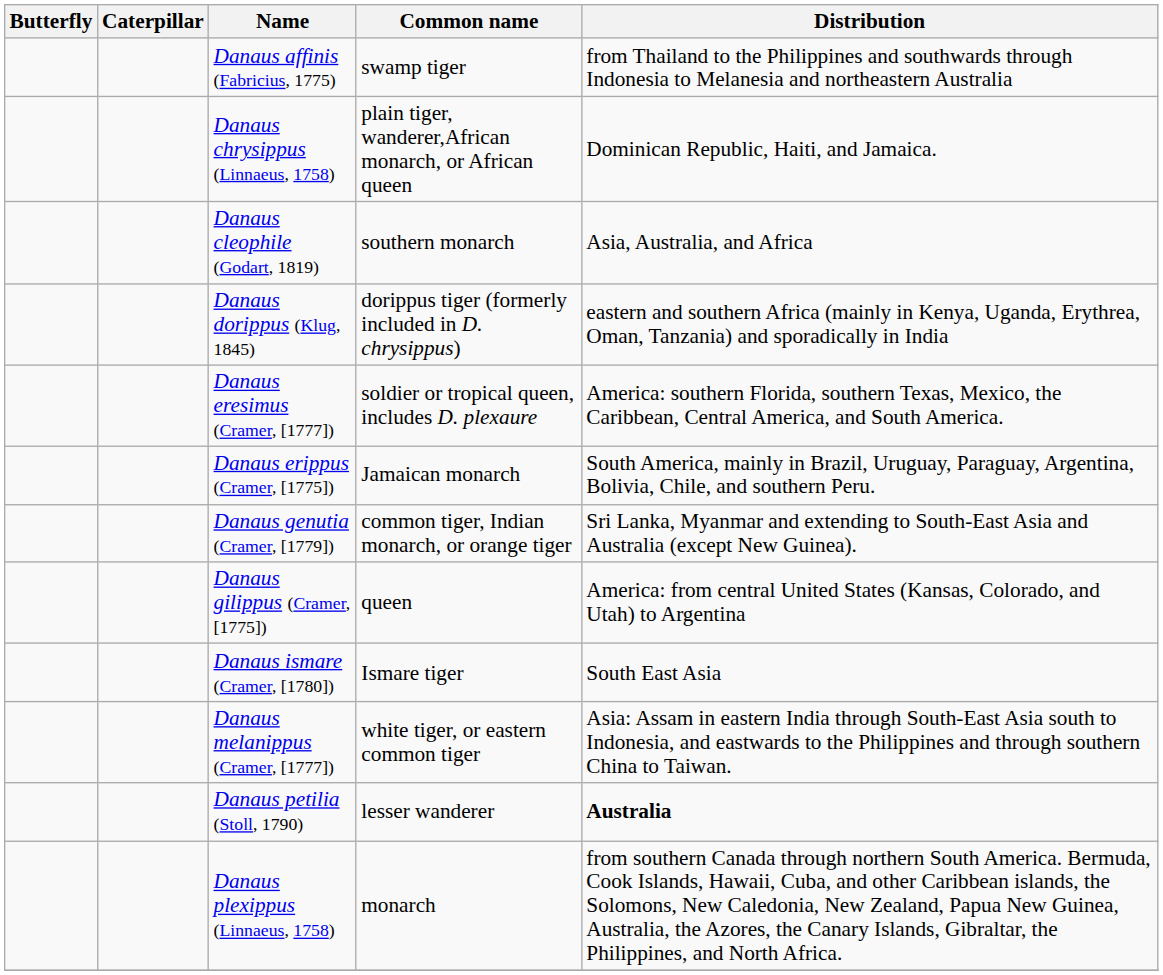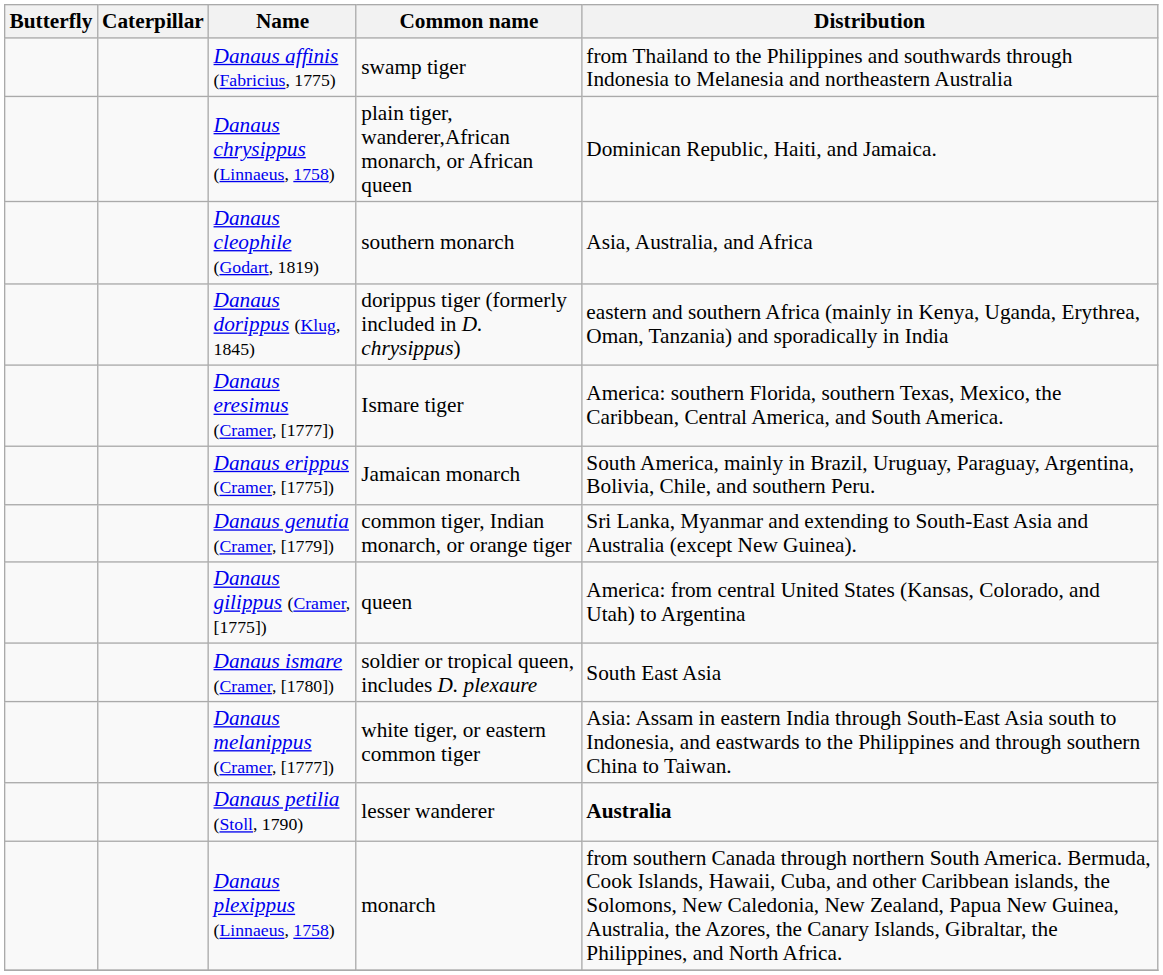(468, 405) soldier or tropical queen, includes D. plexaure -> (412, 405) Ismare tiger
(412, 672) Ismare tiger -> (468, 672) soldier or tropical queen, includes D. plexaure
